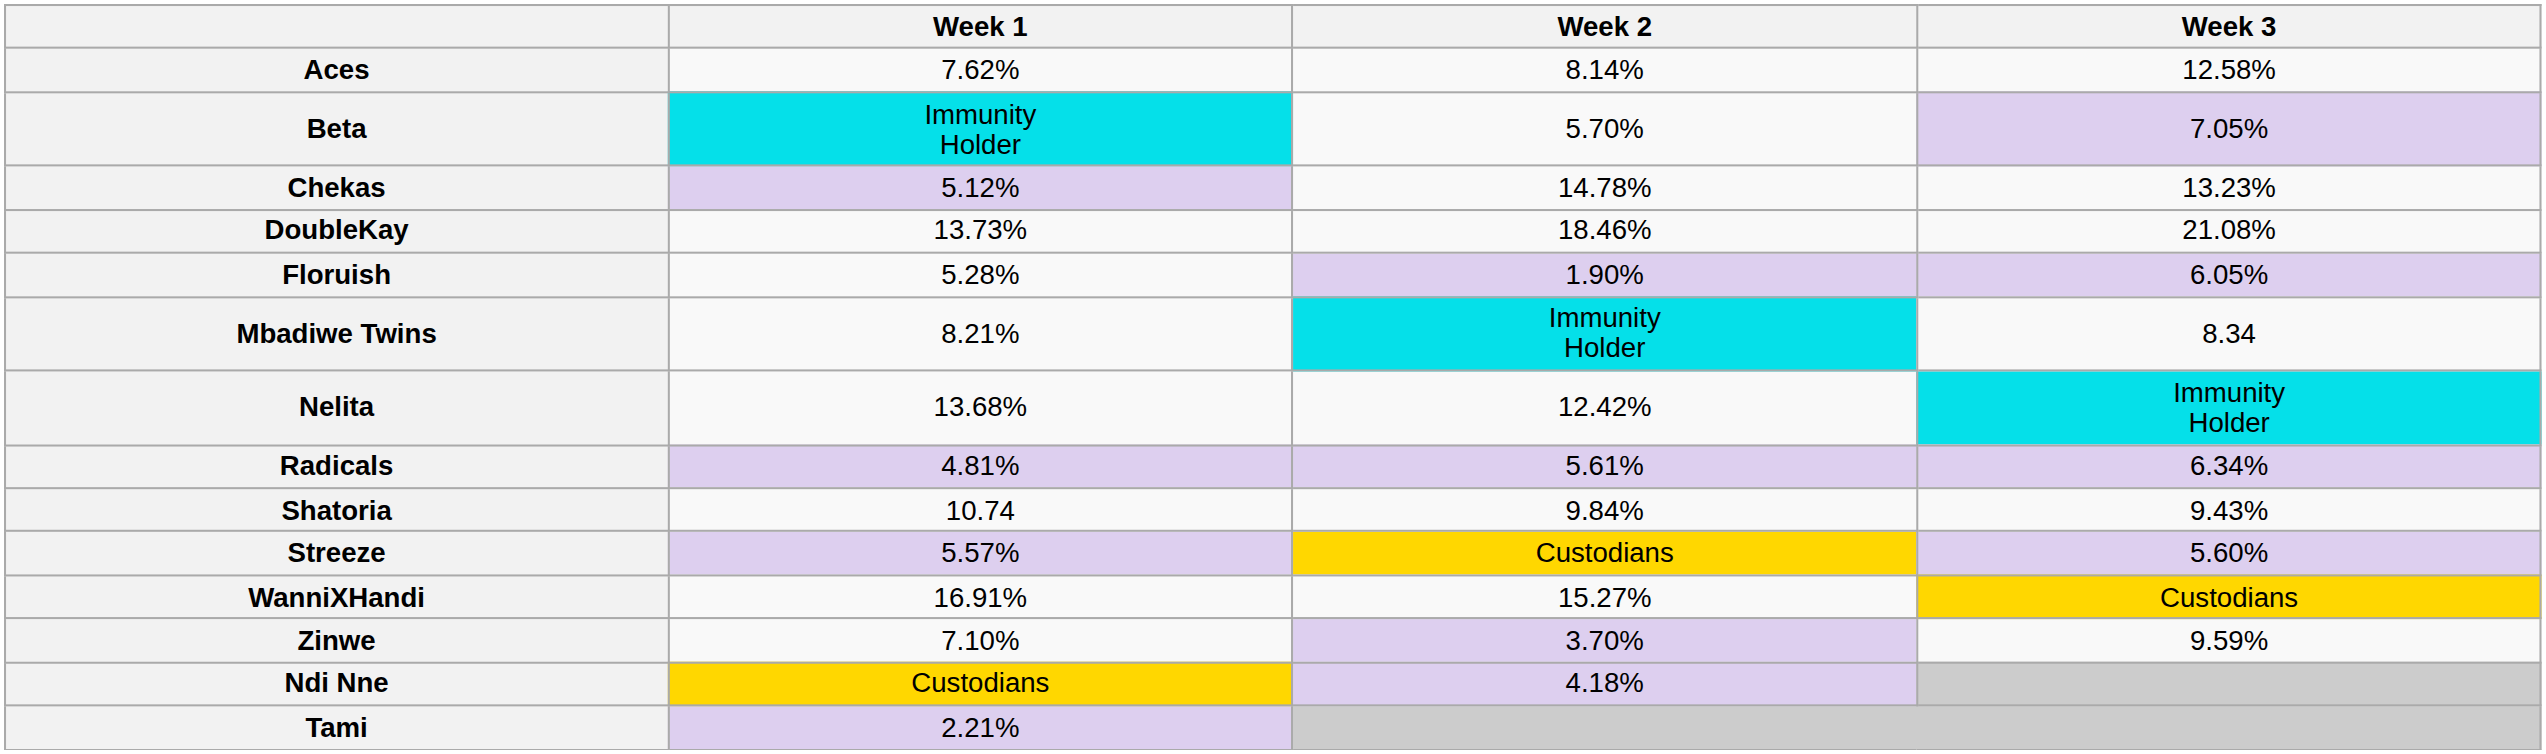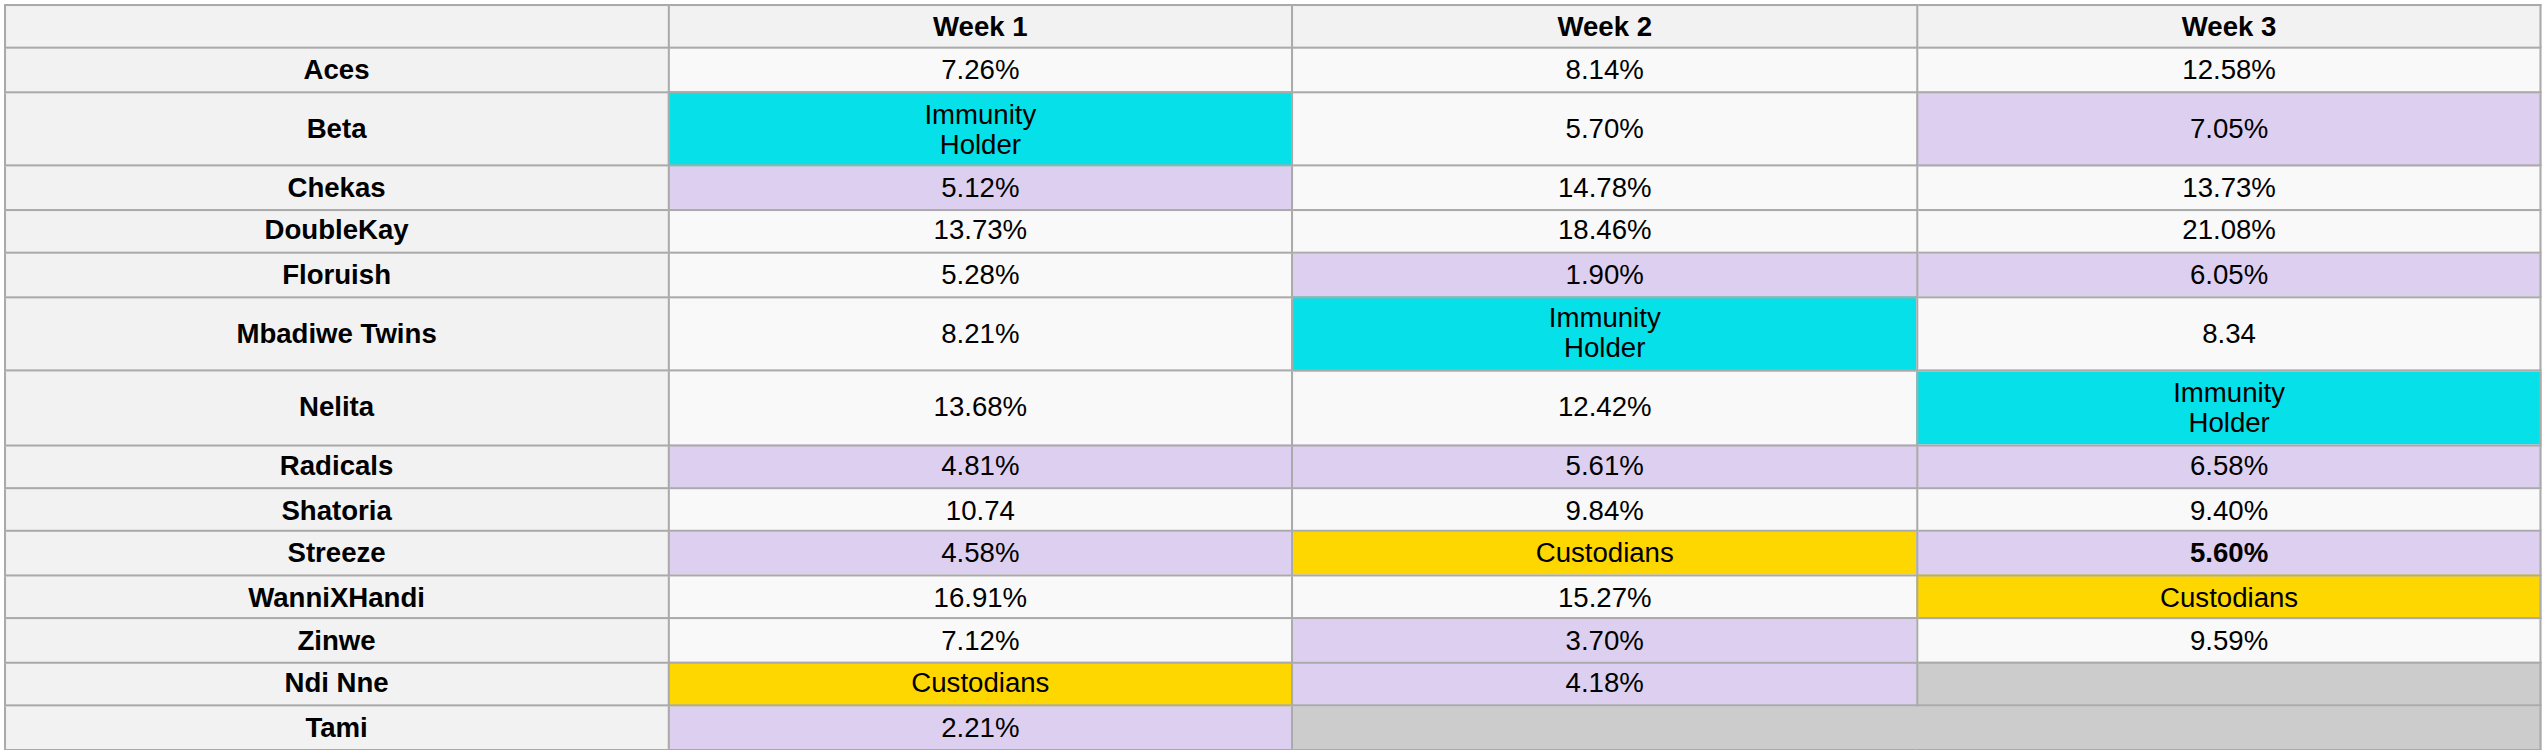(980, 70) 7.62% -> (980, 70) 7.26%
(2229, 187) 13.23% -> (2229, 187) 13.73%
(2229, 466) 6.34% -> (2229, 466) 6.58%
(2229, 509) 9.43% -> (2229, 509) 9.40%
(980, 553) 5.57% -> (980, 553) 4.58%
(2229, 553) normal -> (2229, 553) bold
(980, 640) 7.10% -> (980, 640) 7.12%
